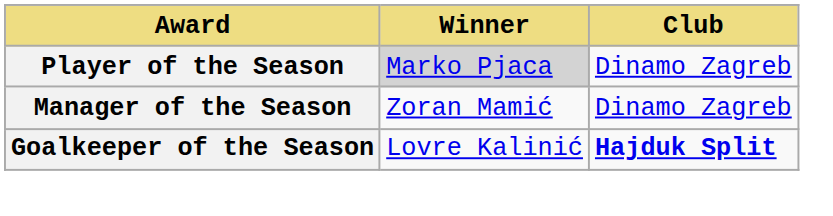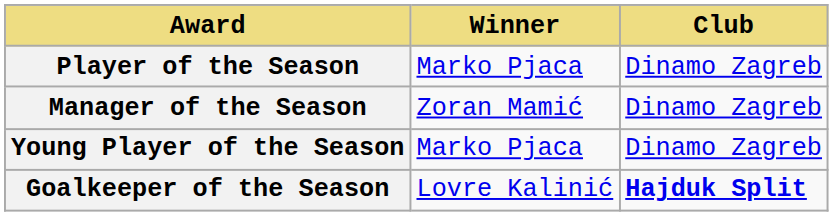(469, 67) lightgrey background -> (500, 67) no background
+ row: (208, 149)
